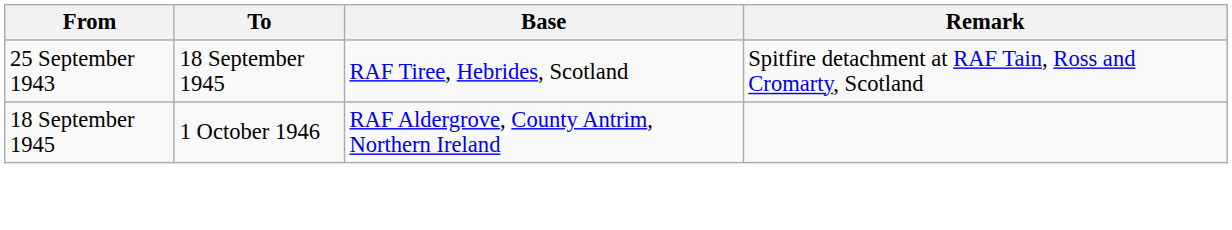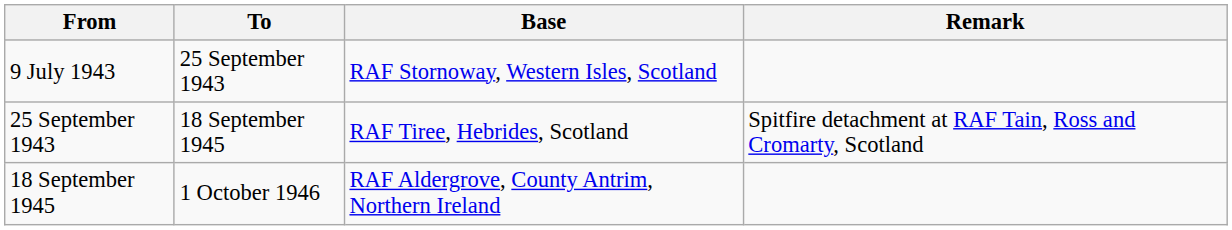+ row: (63, 70)
